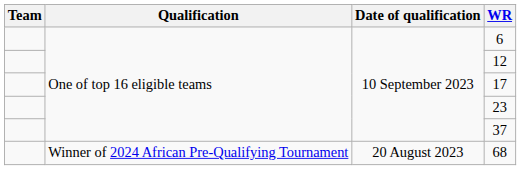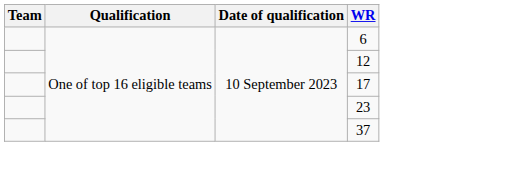- row: (500, 152)
